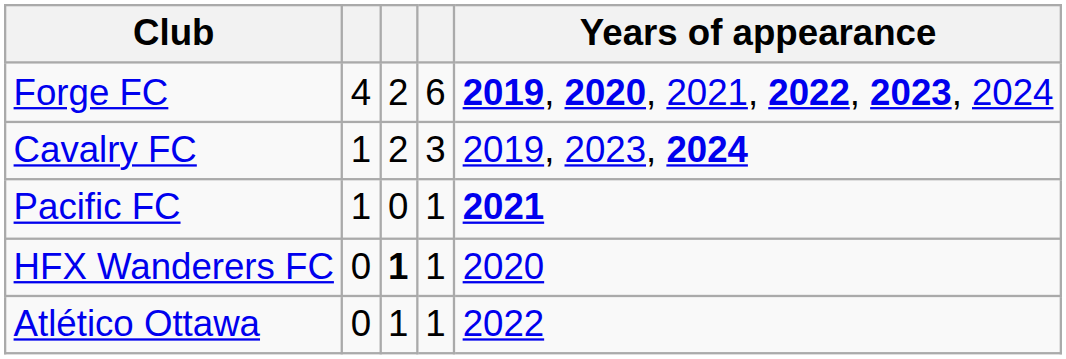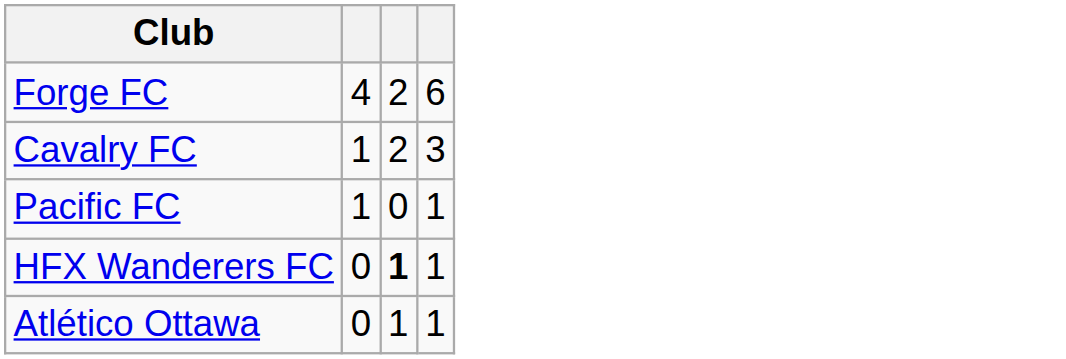- column: (758, 33)
